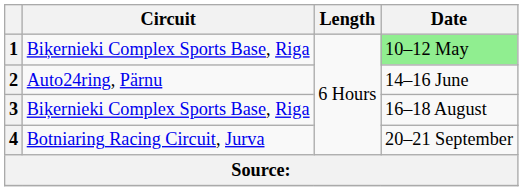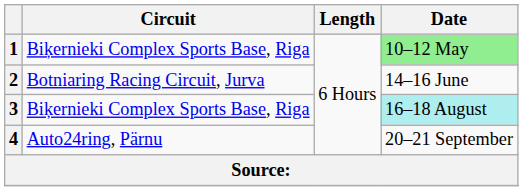(95, 79) Auto24ring, Pärnu -> (146, 79) Botniaring Racing Circuit, Jurva
(436, 109) no background -> (436, 109) paleturquoise background
(146, 139) Botniaring Racing Circuit, Jurva -> (95, 139) Auto24ring, Pärnu
